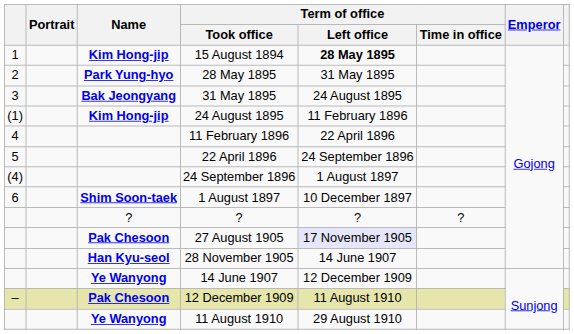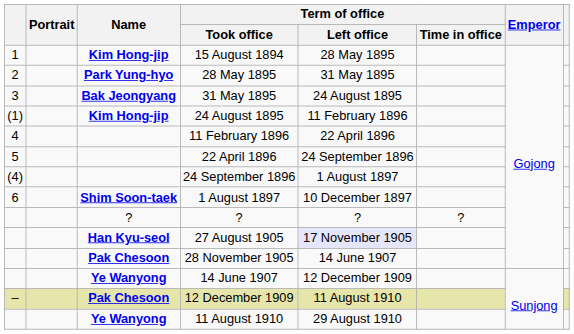(358, 55) bold -> (358, 55) normal
(129, 237) Pak Chesoon -> (129, 237) Han Kyu-seol
(129, 258) Han Kyu-seol -> (129, 258) Pak Chesoon
